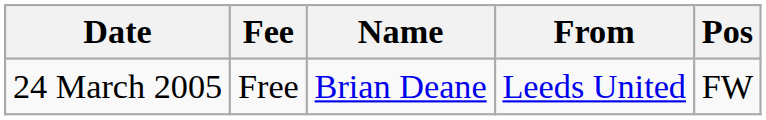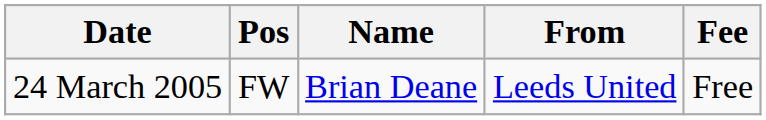columns swapped: (727, 31) <-> (268, 31)
